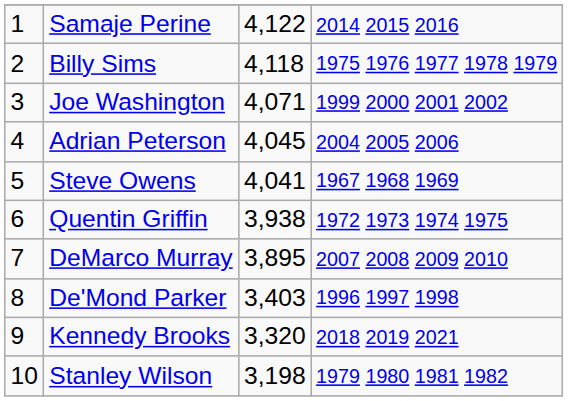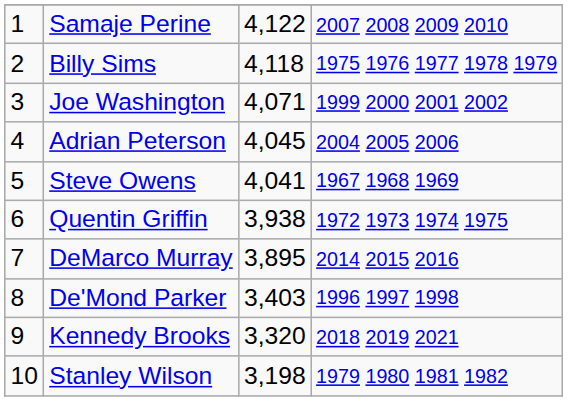(387, 24) 2014 2015 2016 -> (412, 24) 2007 2008 2009 2010
(412, 259) 2007 2008 2009 2010 -> (387, 259) 2014 2015 2016
